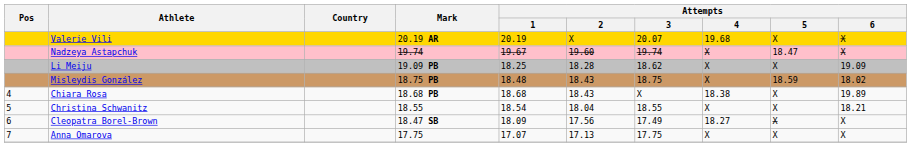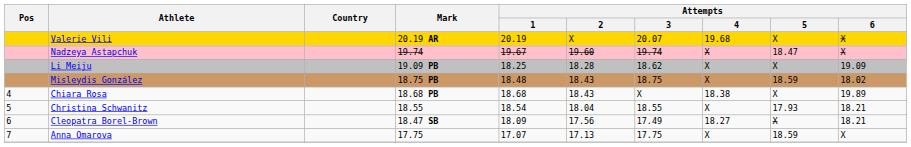(775, 108) X -> (785, 108) 17.93
(843, 121) X -> (853, 121) 18.21
(775, 135) X -> (785, 135) 18.59
